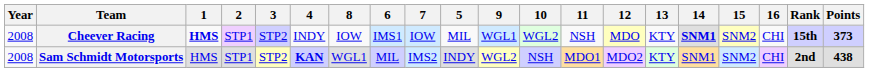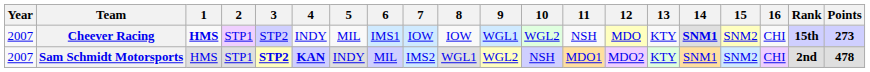columns swapped: (459, 14) <-> (349, 14)
(20, 35) 2008 -> (20, 35) 2007
(843, 35) 373 -> (845, 35) 273
(20, 56) 2008 -> (20, 56) 2007
(273, 56) normal -> (274, 56) bold
(843, 56) 438 -> (845, 56) 478
